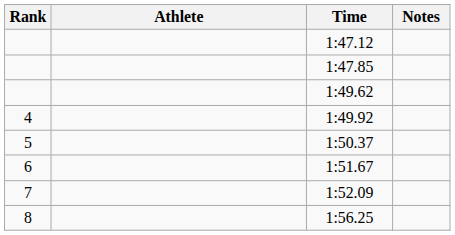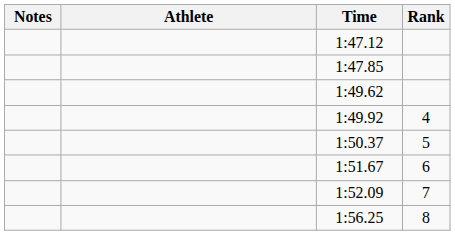columns swapped: (28, 17) <-> (421, 17)
